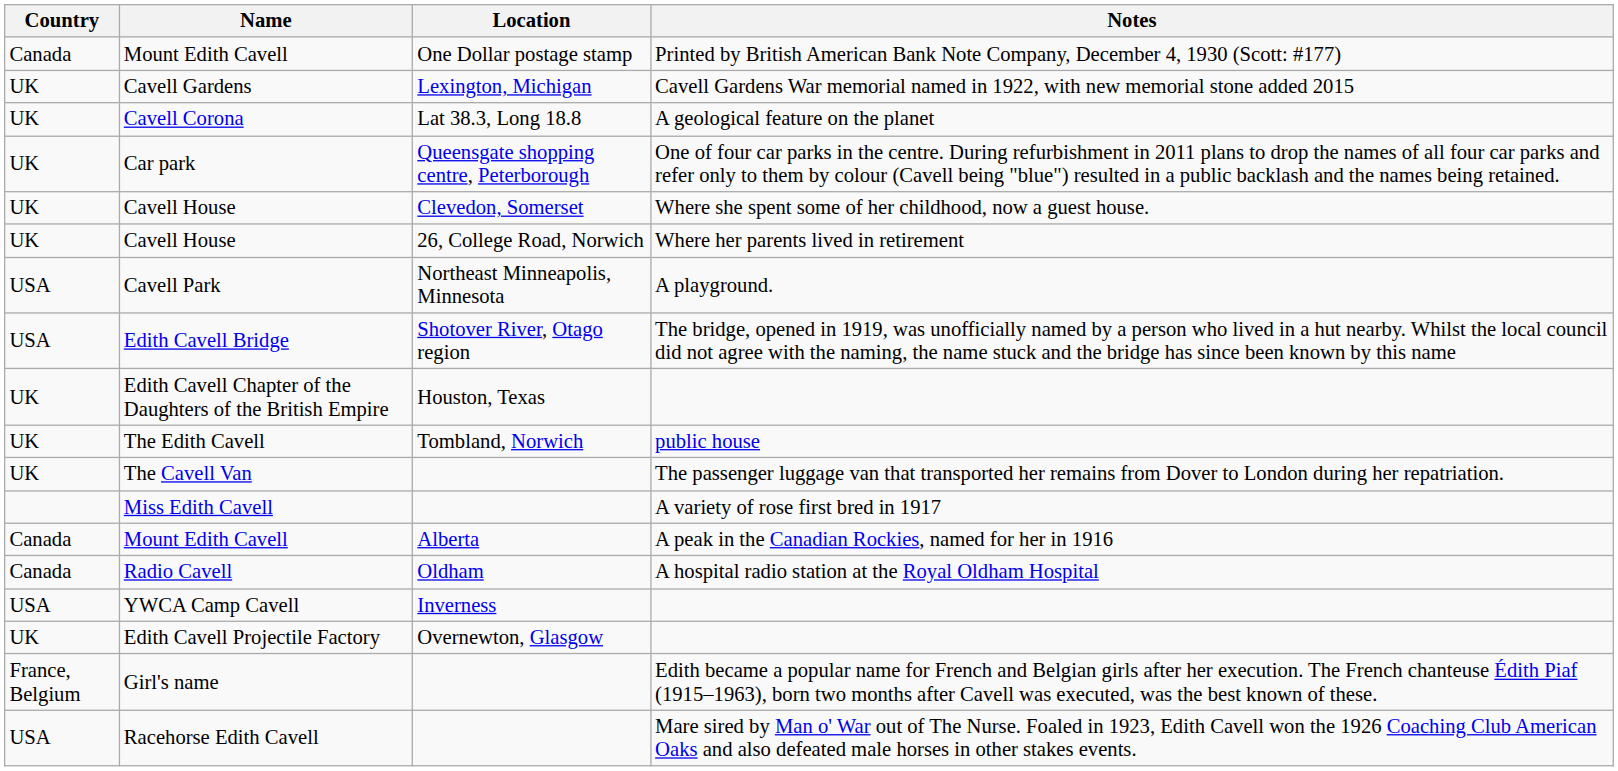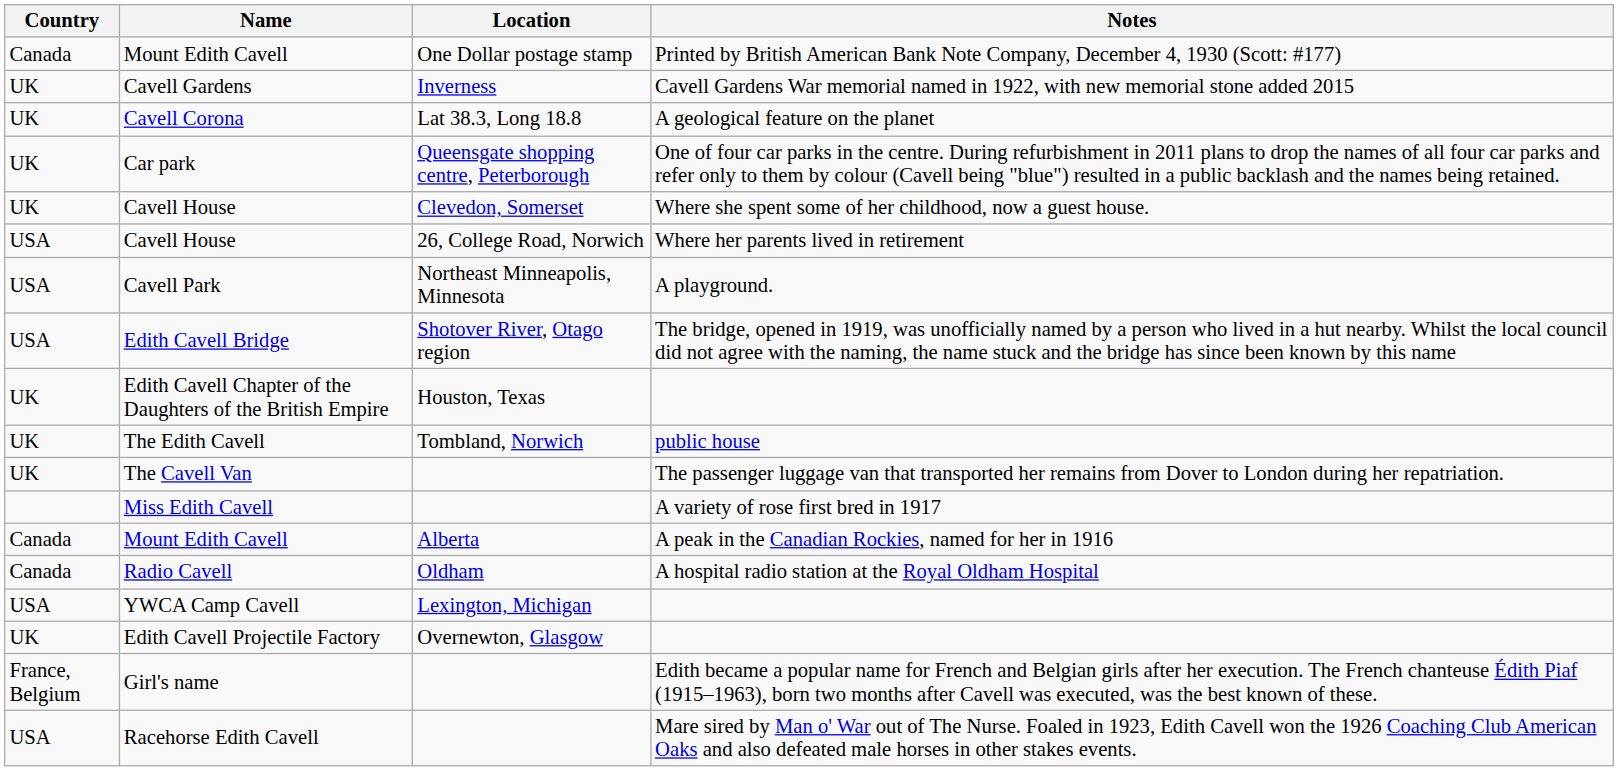(504, 86) Lexington, Michigan -> (457, 86) Inverness
(24, 240) UK -> (30, 240) USA
(457, 604) Inverness -> (504, 604) Lexington, Michigan
